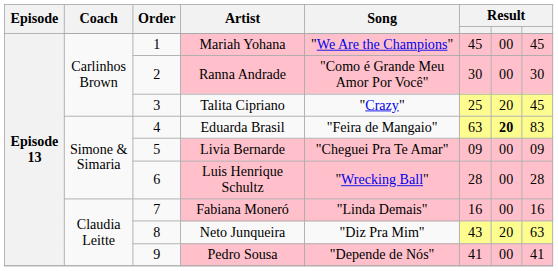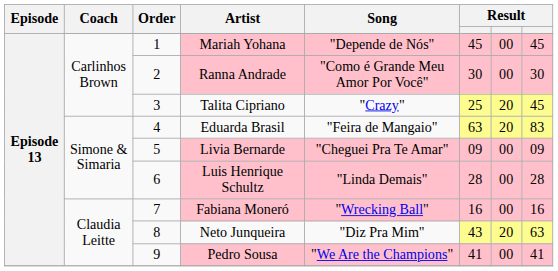(382, 44) "We Are the Champions" -> (382, 44) "Depende de Nós"
(506, 127) bold -> (506, 127) normal
(382, 179) "Wrecking Ball" -> (382, 179) "Linda Demais"
(382, 210) "Linda Demais" -> (382, 210) "Wrecking Ball"
(382, 254) "Depende de Nós" -> (382, 254) "We Are the Champions"
